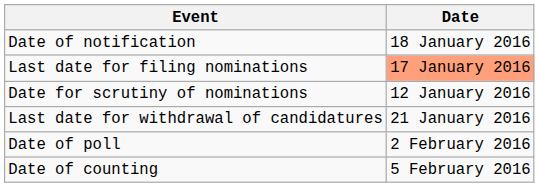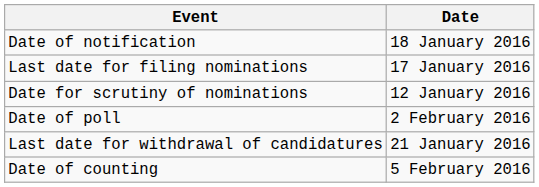(460, 68) lightsalmon background -> (460, 68) no background
rows swapped: (196, 119) <-> (64, 144)
